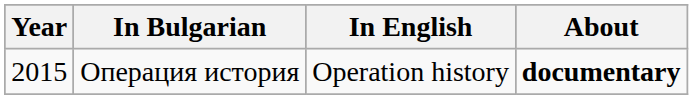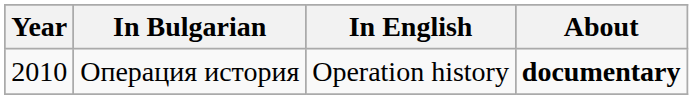(39, 71) 2015 -> (39, 71) 2010
